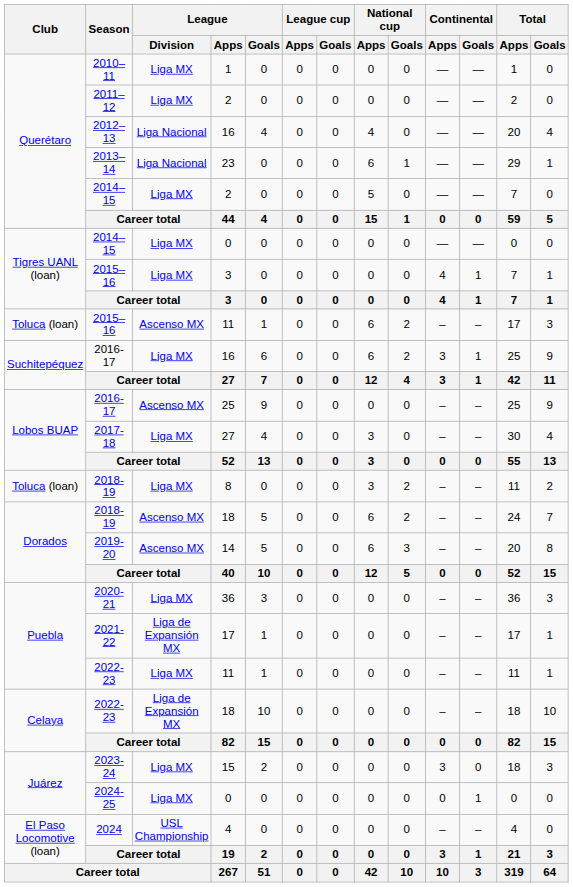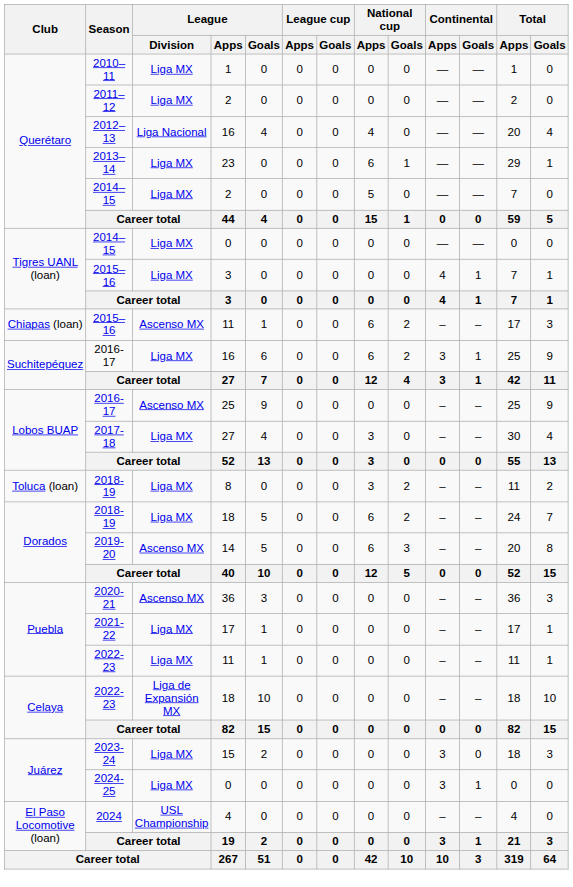(172, 163) Liga Nacional -> (172, 163) Liga MX
(45, 324) Toluca (loan) -> (45, 324) Chiapas (loan)
(172, 517) Ascenso MX -> (172, 517) Liga MX
(172, 598) Liga MX -> (172, 598) Ascenso MX
(172, 635) Liga de Expansión MX -> (172, 629) Liga MX
(443, 798) 0 -> (443, 785) 3
